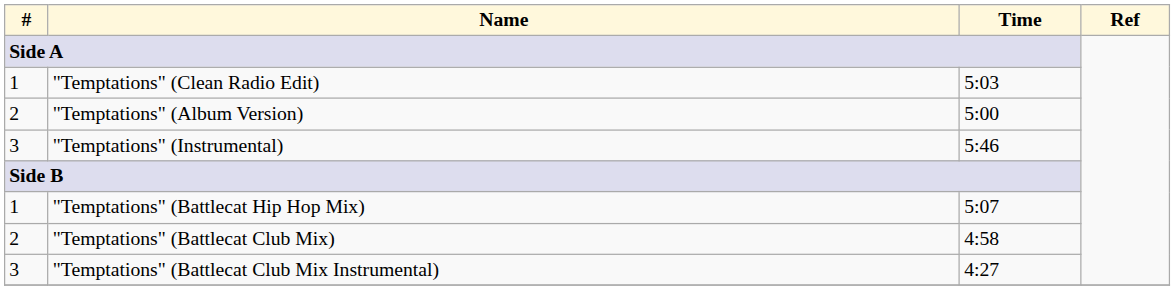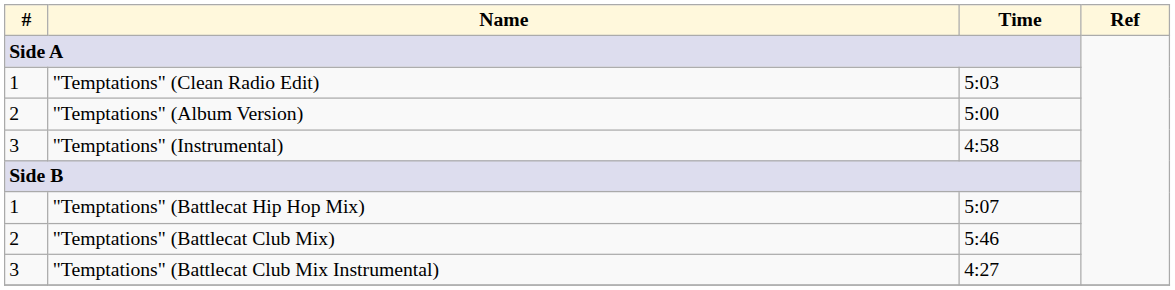(982, 144) 5:46 -> (982, 144) 4:58
(982, 238) 4:58 -> (982, 238) 5:46
